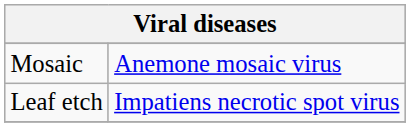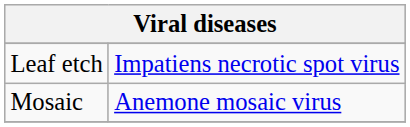rows swapped: (57, 102) <-> (47, 63)
